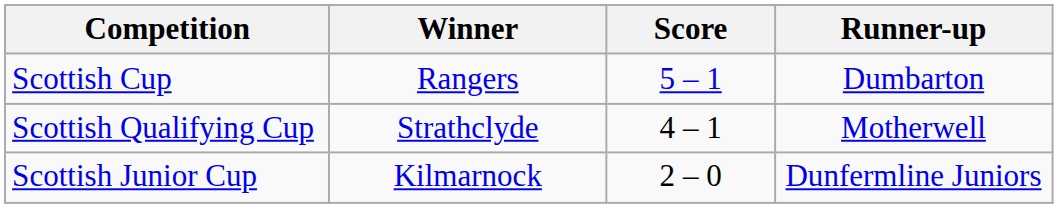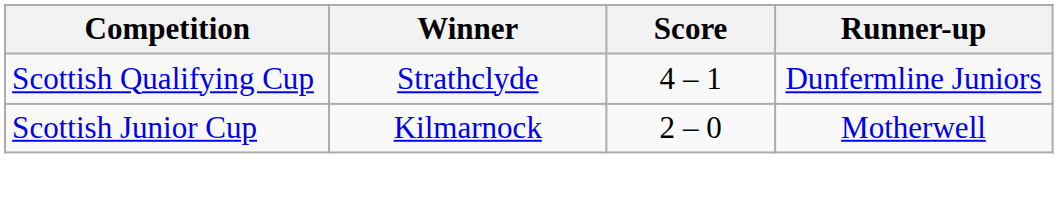- row: (92, 78)
(913, 127) Motherwell -> (913, 78) Dunfermline Juniors
(913, 176) Dunfermline Juniors -> (913, 127) Motherwell
